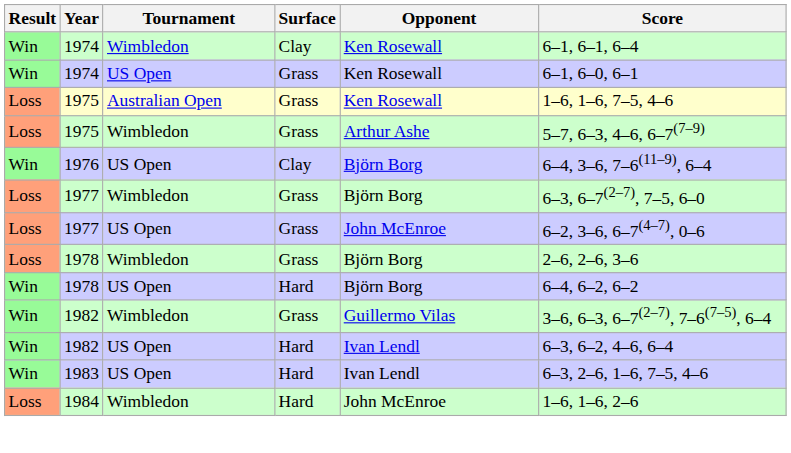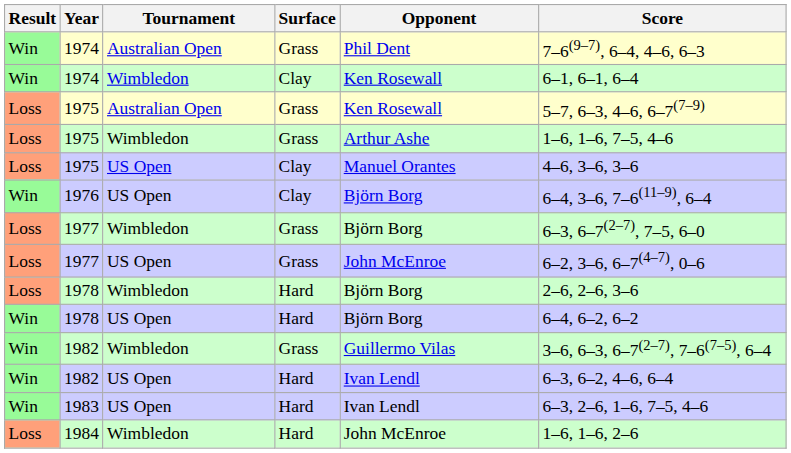+ row: (82, 48)
- row: (82, 73)
(608, 101) 1–6, 1–6, 7–5, 4–6 -> (624, 108) 5–7, 6–3, 4–6, 6–7(7–9)
(624, 131) 5–7, 6–3, 4–6, 6–7(7–9) -> (608, 138) 1–6, 1–6, 7–5, 4–6
+ row: (82, 166)
(298, 258) Grass -> (296, 290) Hard
